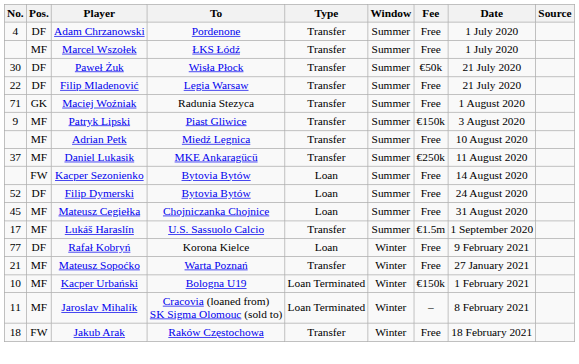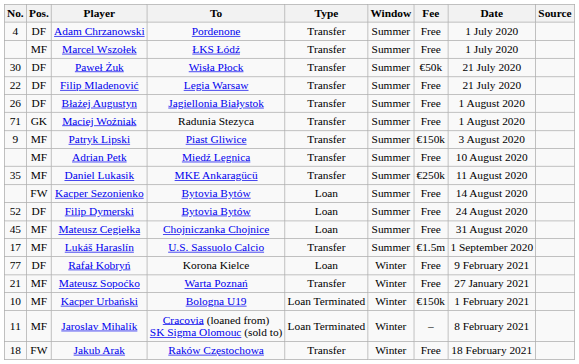+ row: (99, 103)
(15, 157) 37 -> (15, 175) 35
